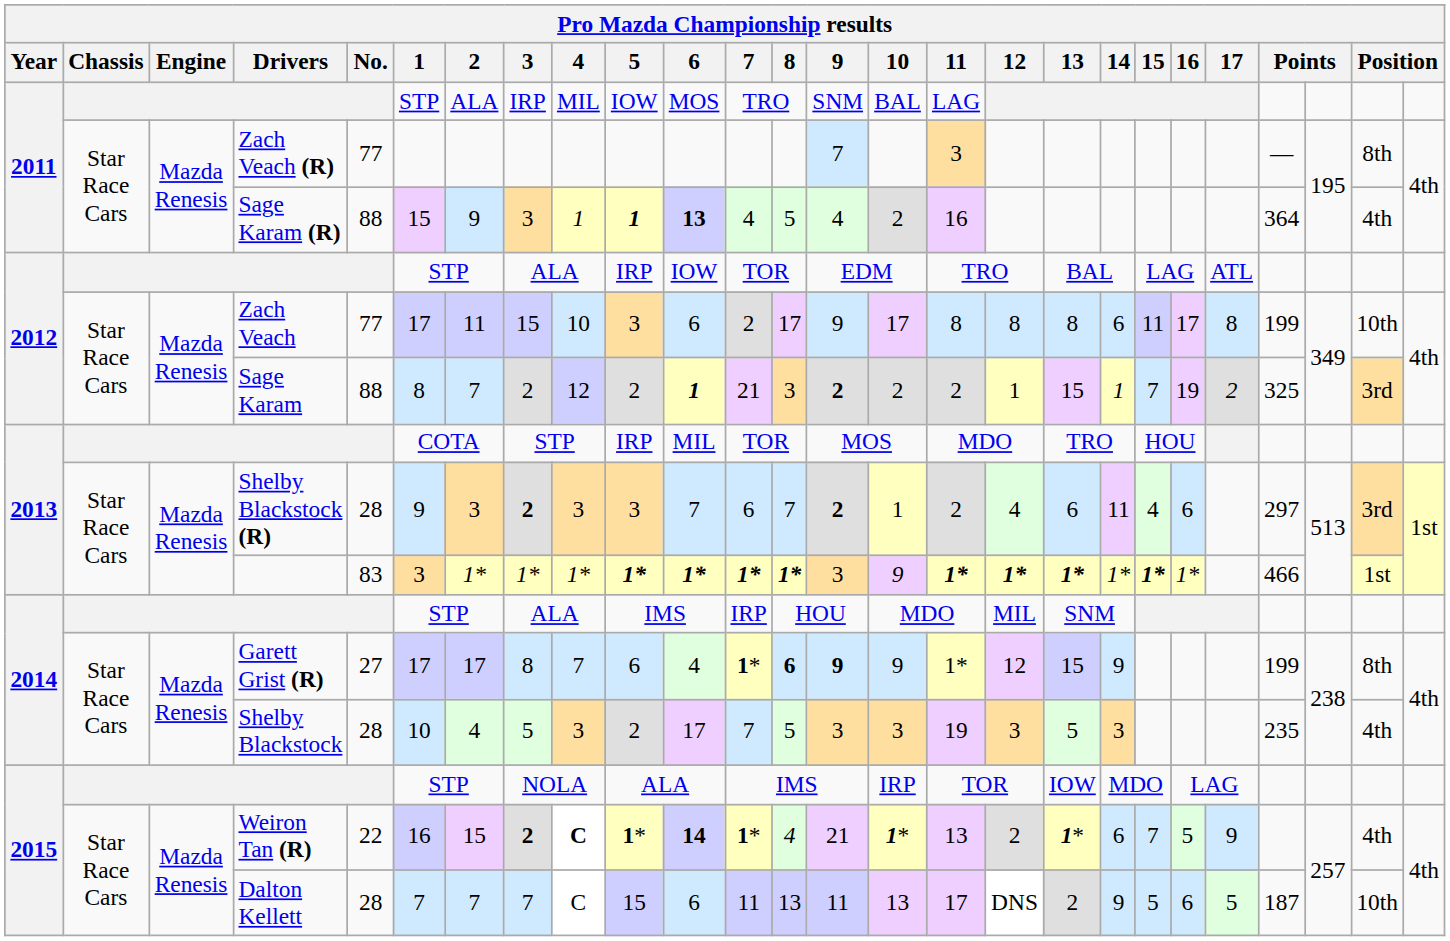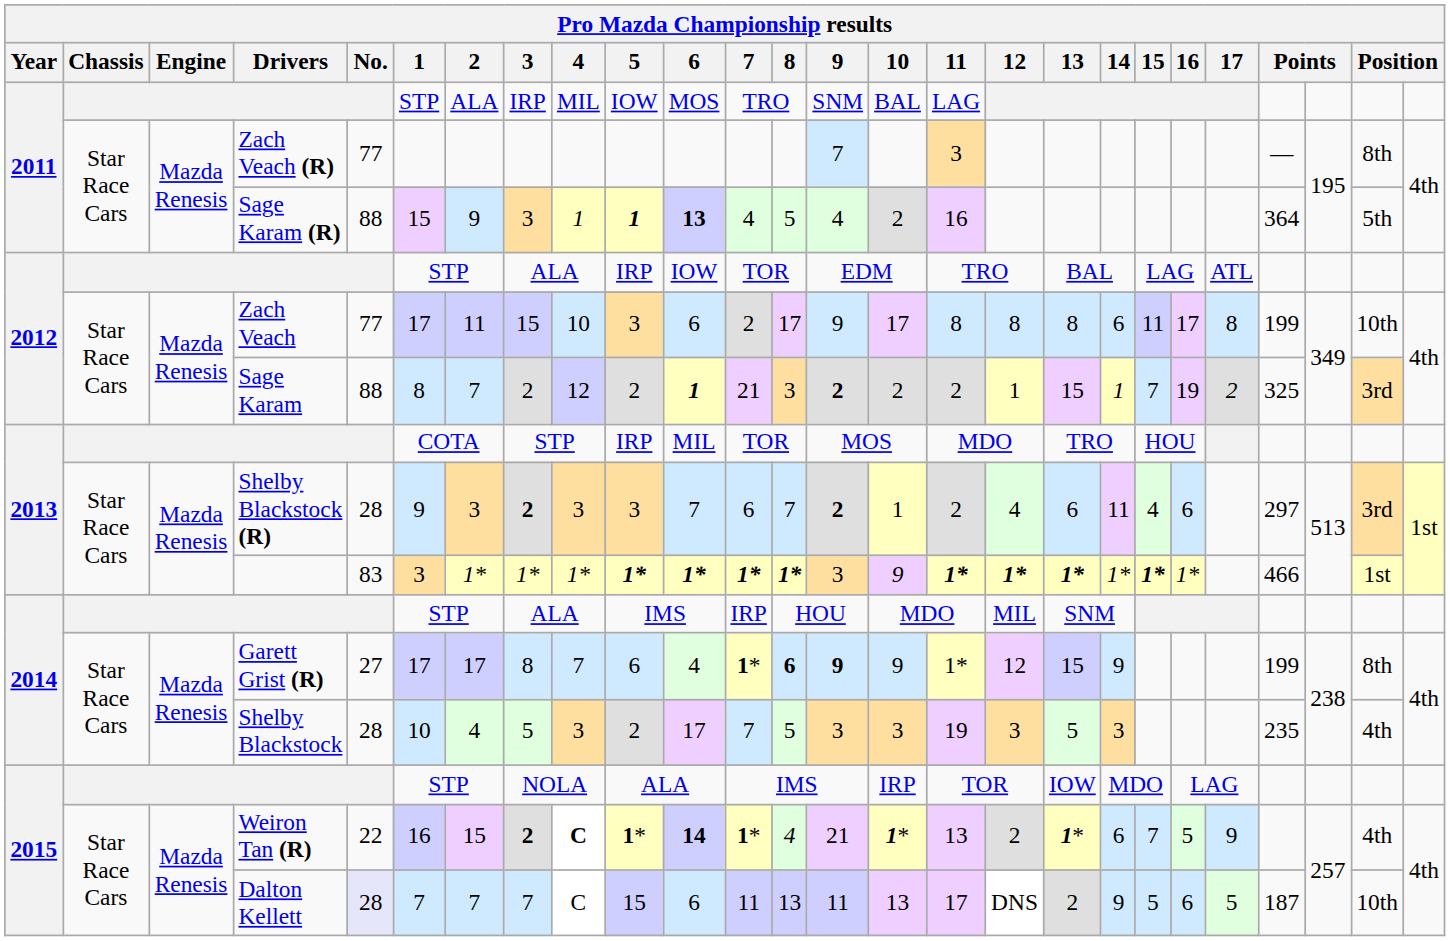(1377, 219) 4th -> (1377, 219) 5th
(371, 902) no background -> (371, 902) lavender background
